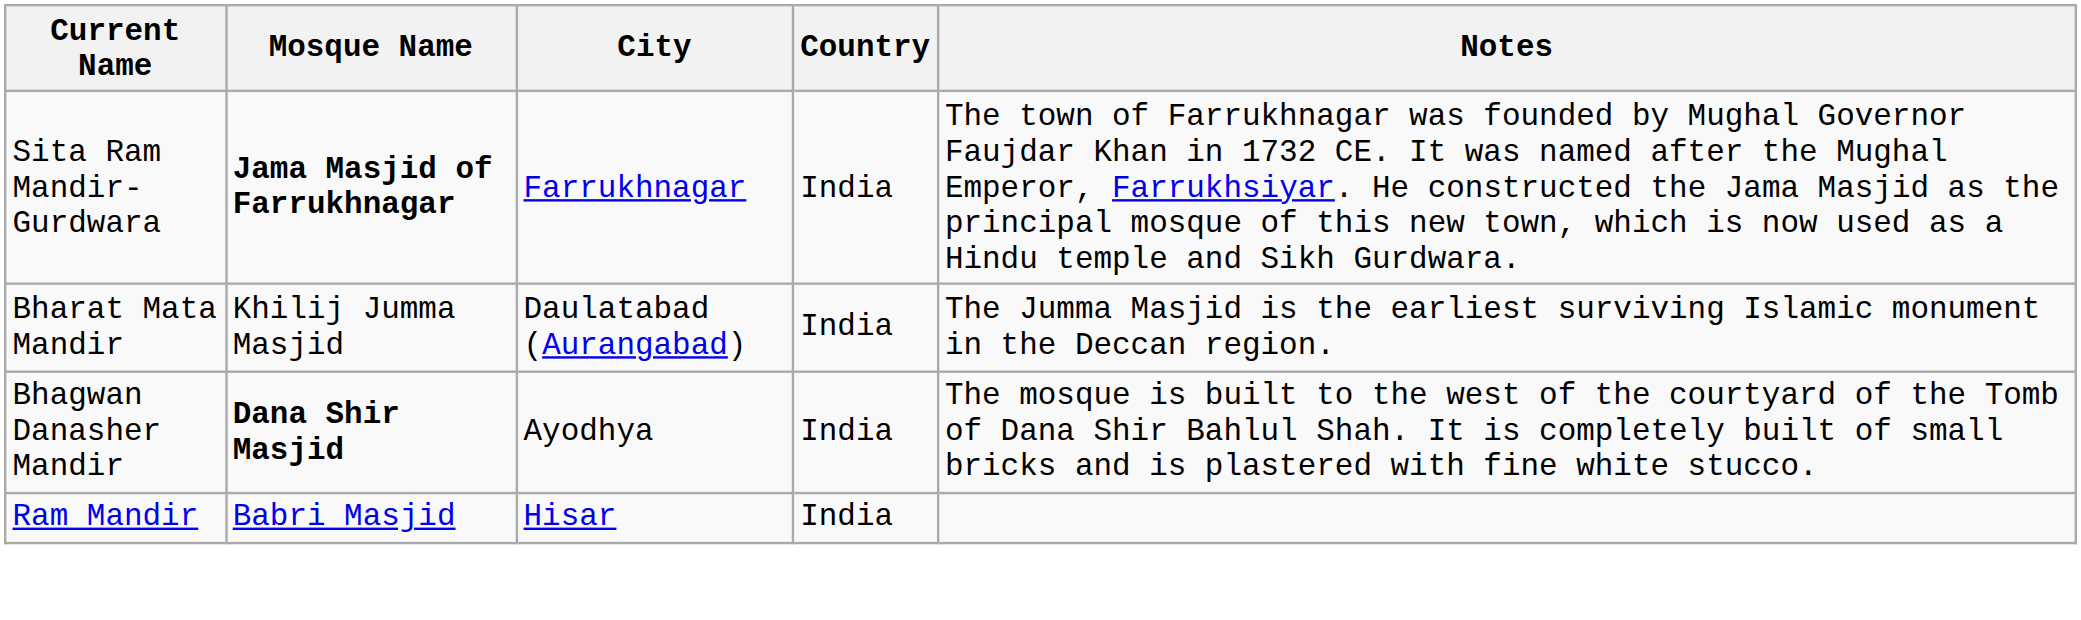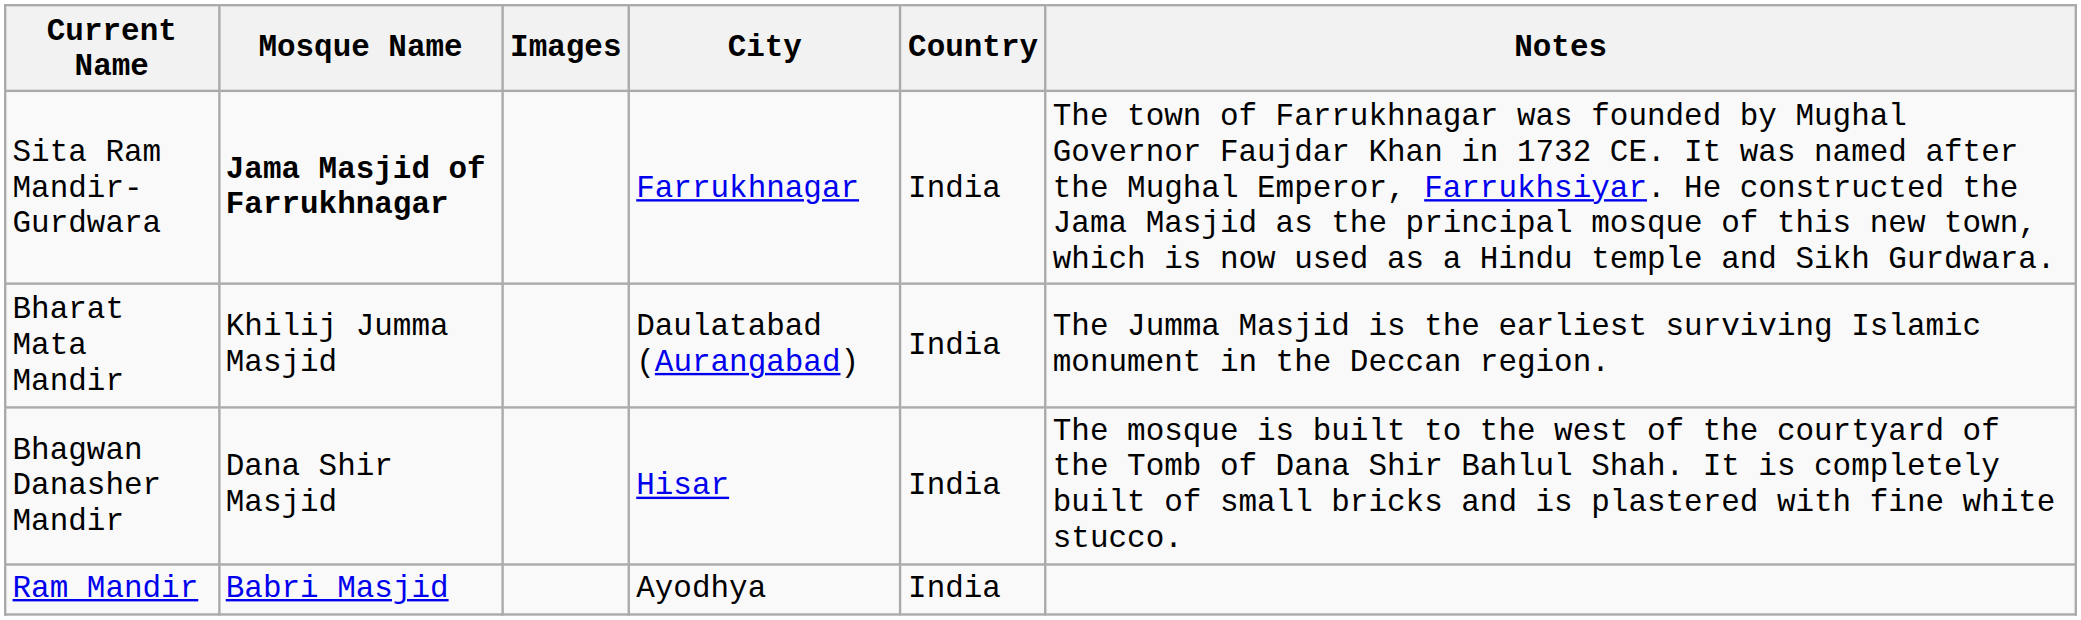+ column: (566, 48)
(316, 432) bold -> (309, 485) normal
(589, 432) Ayodhya -> (683, 485) Hisar
(570, 518) Hisar -> (701, 589) Ayodhya
